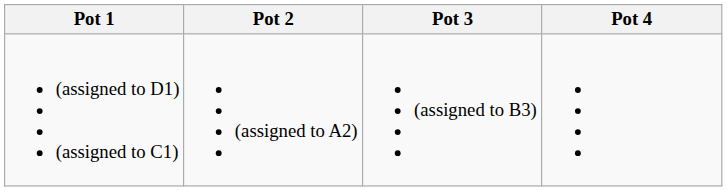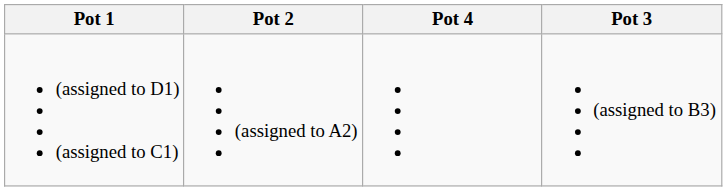columns swapped: (453, 19) <-> (632, 19)
